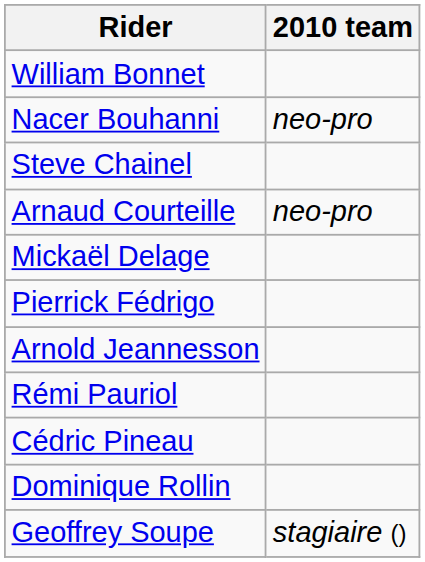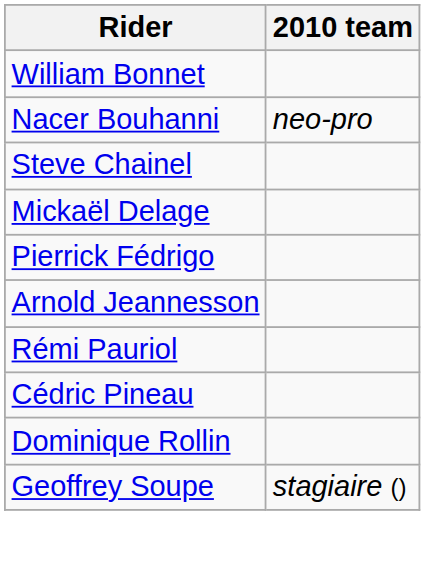- row: (123, 211)
